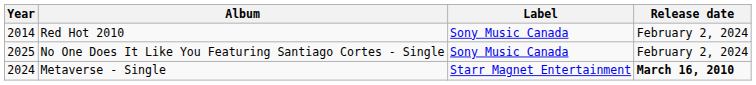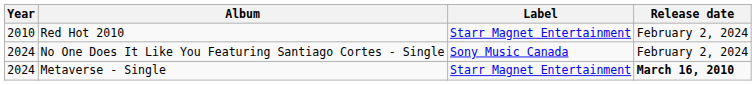(21, 33) 2014 -> (21, 33) 2010
(509, 33) Sony Music Canada -> (541, 33) Starr Magnet Entertainment
(21, 52) 2025 -> (21, 52) 2024
